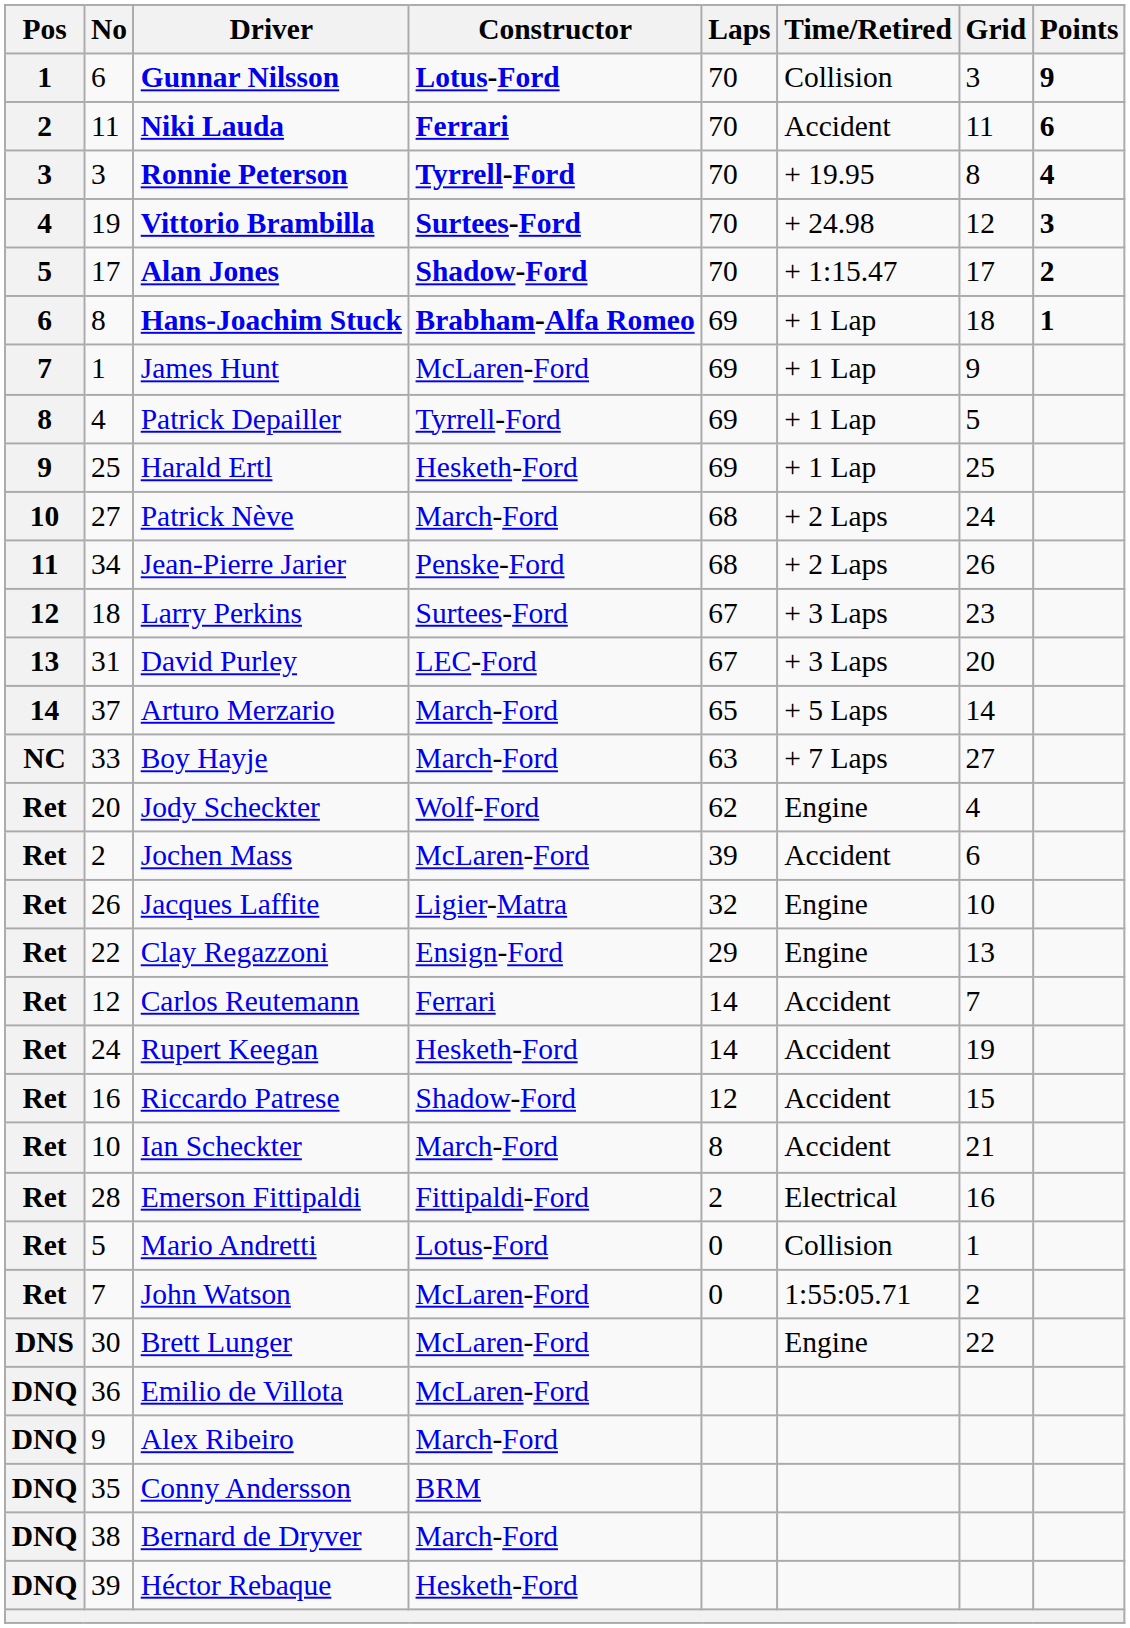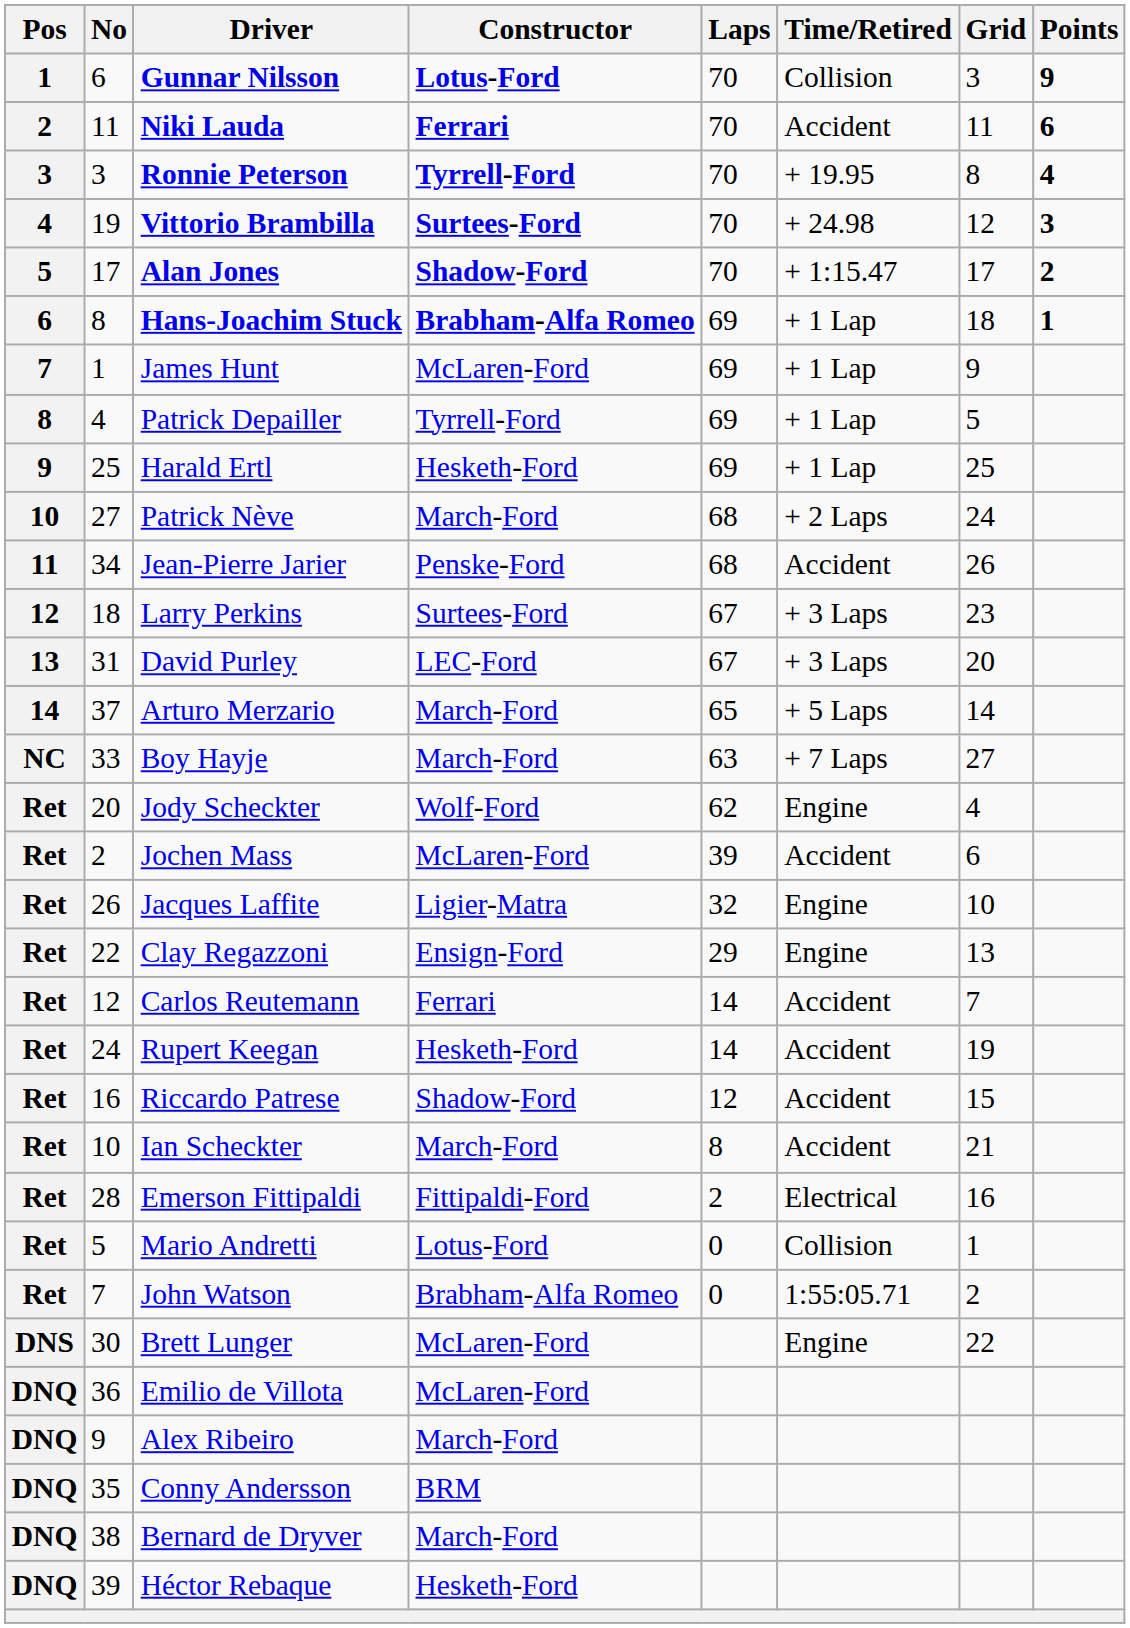(836, 563) + 2 Laps -> (837, 563) Accident
(502, 1293) McLaren-Ford -> (547, 1293) Brabham-Alfa Romeo
